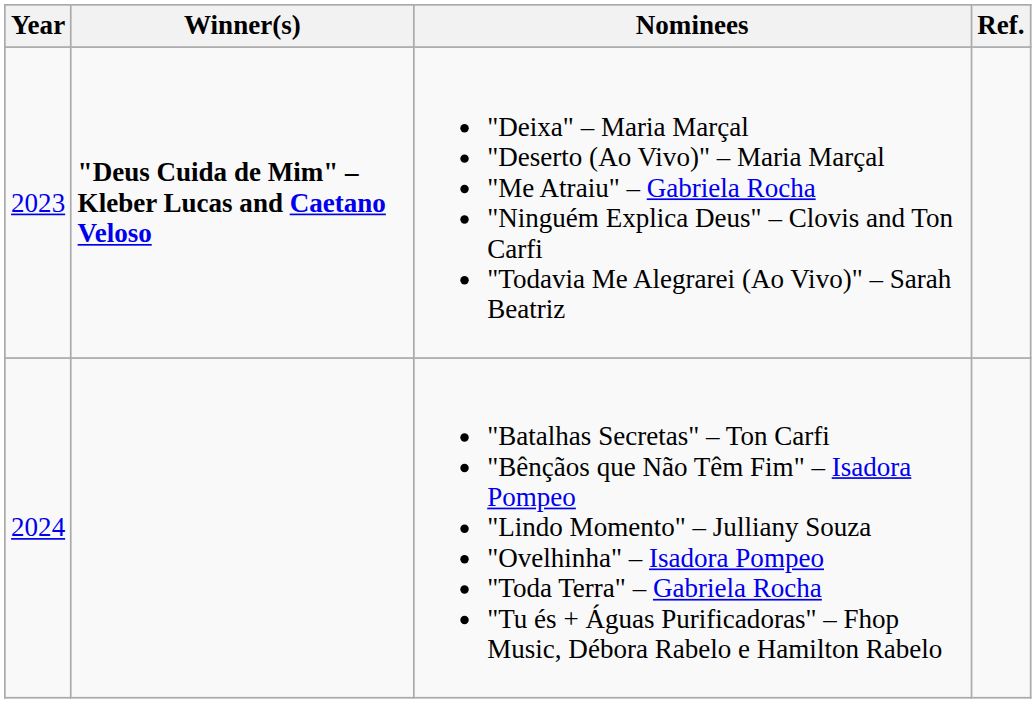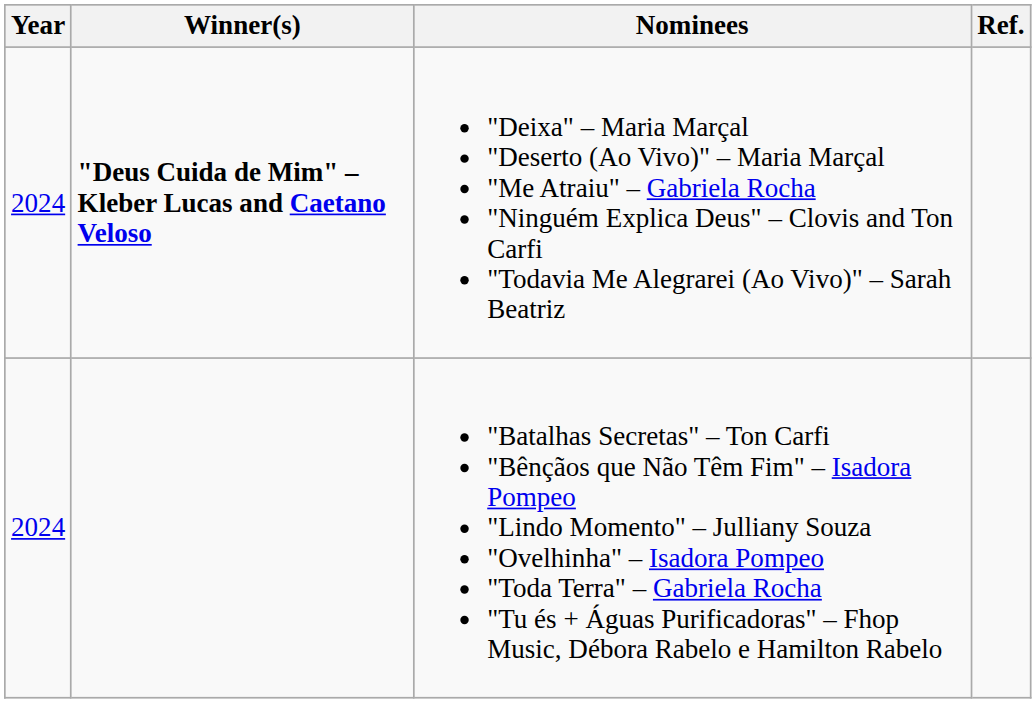(38, 202) 2023 -> (38, 202) 2024
